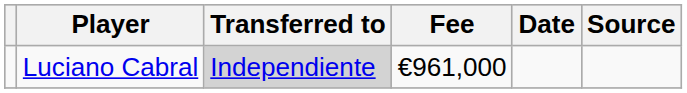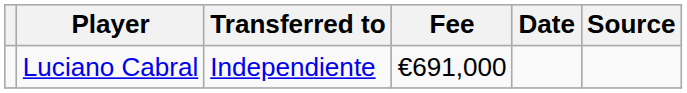(293, 66) lightgrey background -> (293, 66) no background
(452, 66) €961,000 -> (452, 66) €691,000
